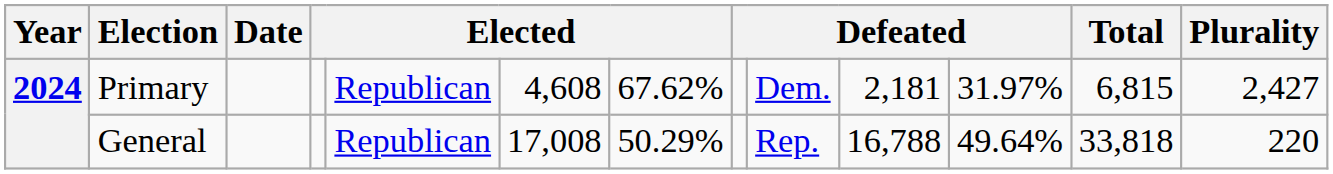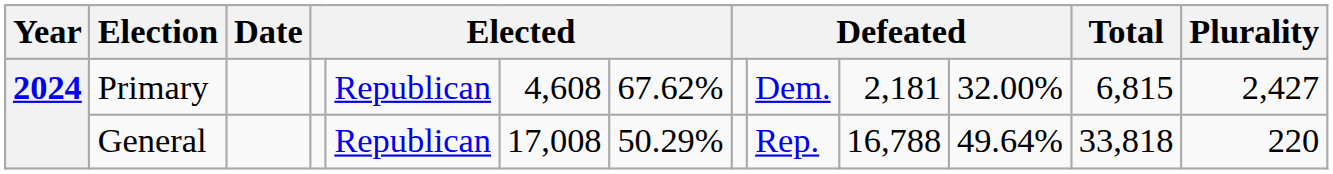(1010, 86) 31.97% -> (1010, 86) 32.00%
